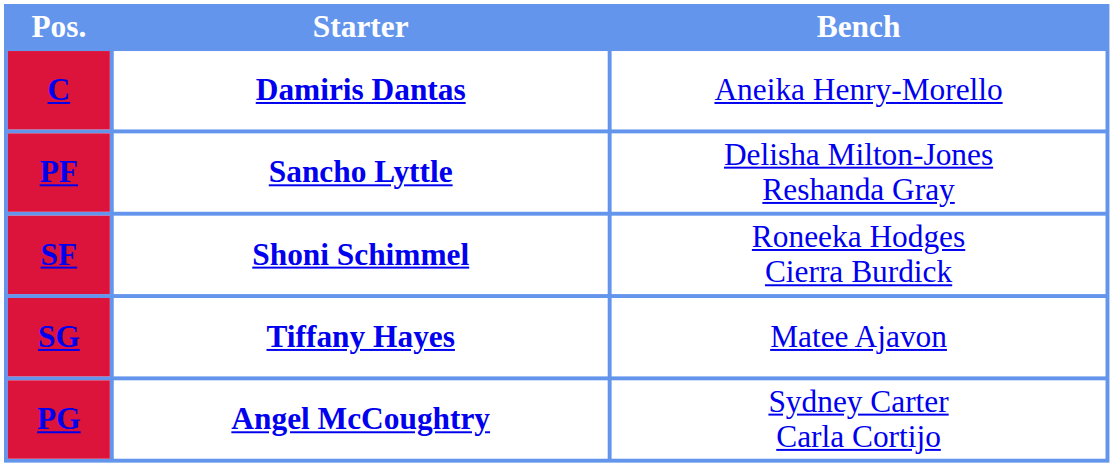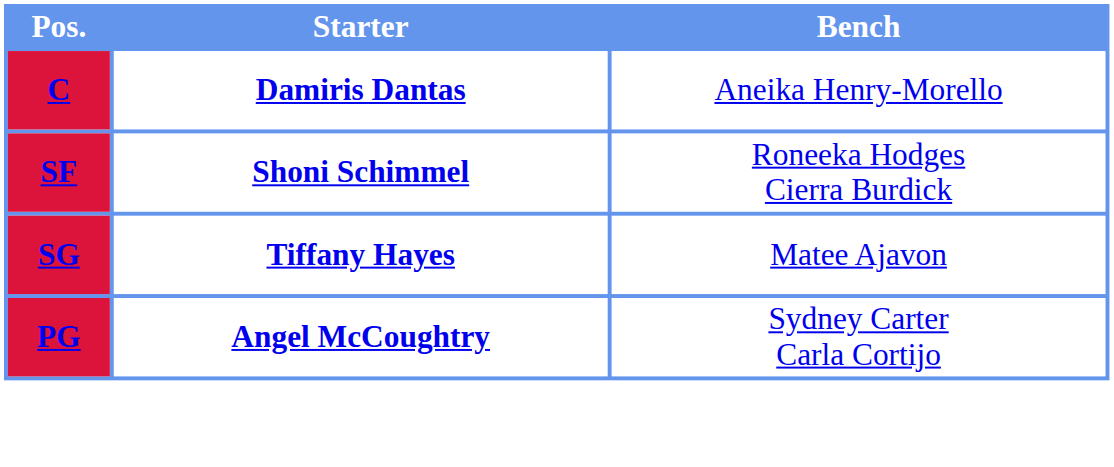- row: (59, 172)
